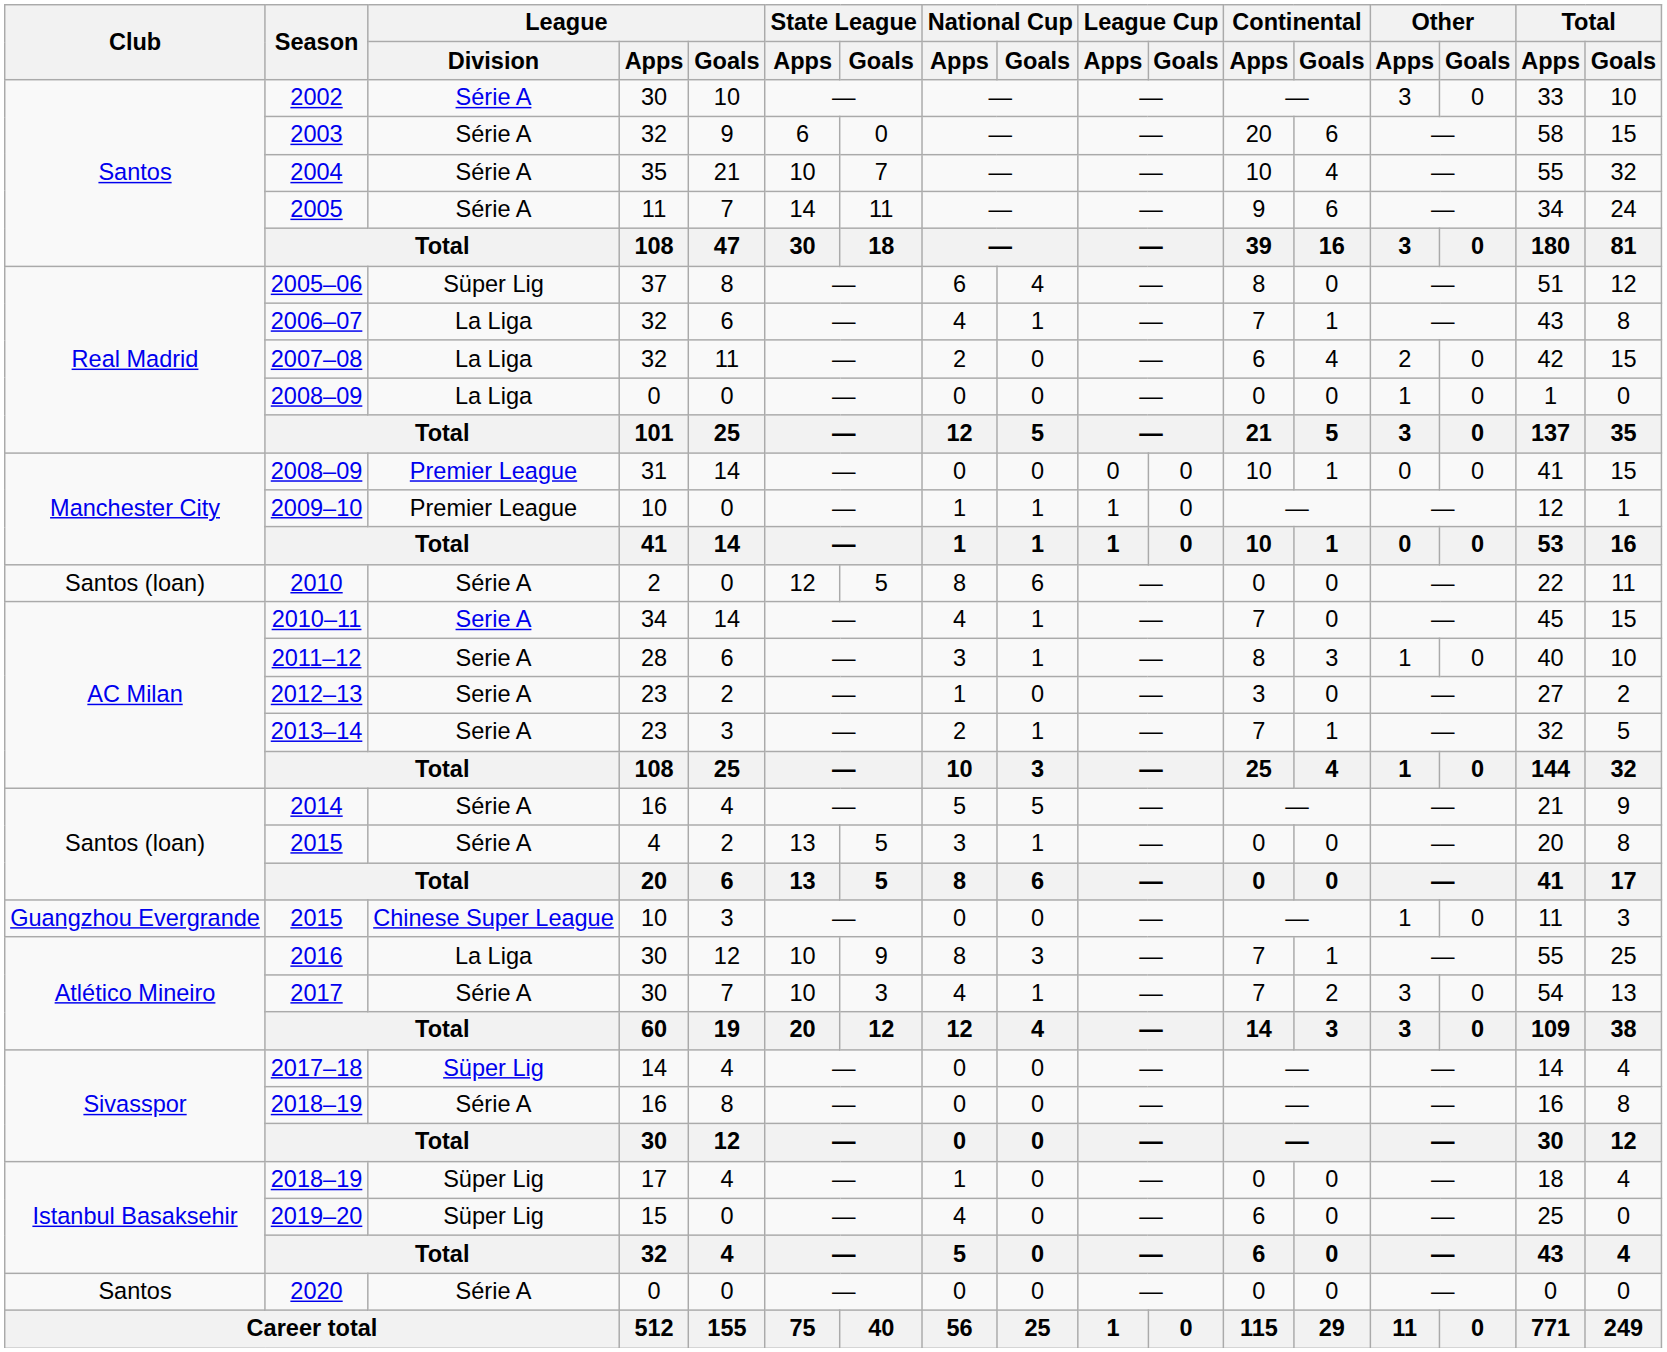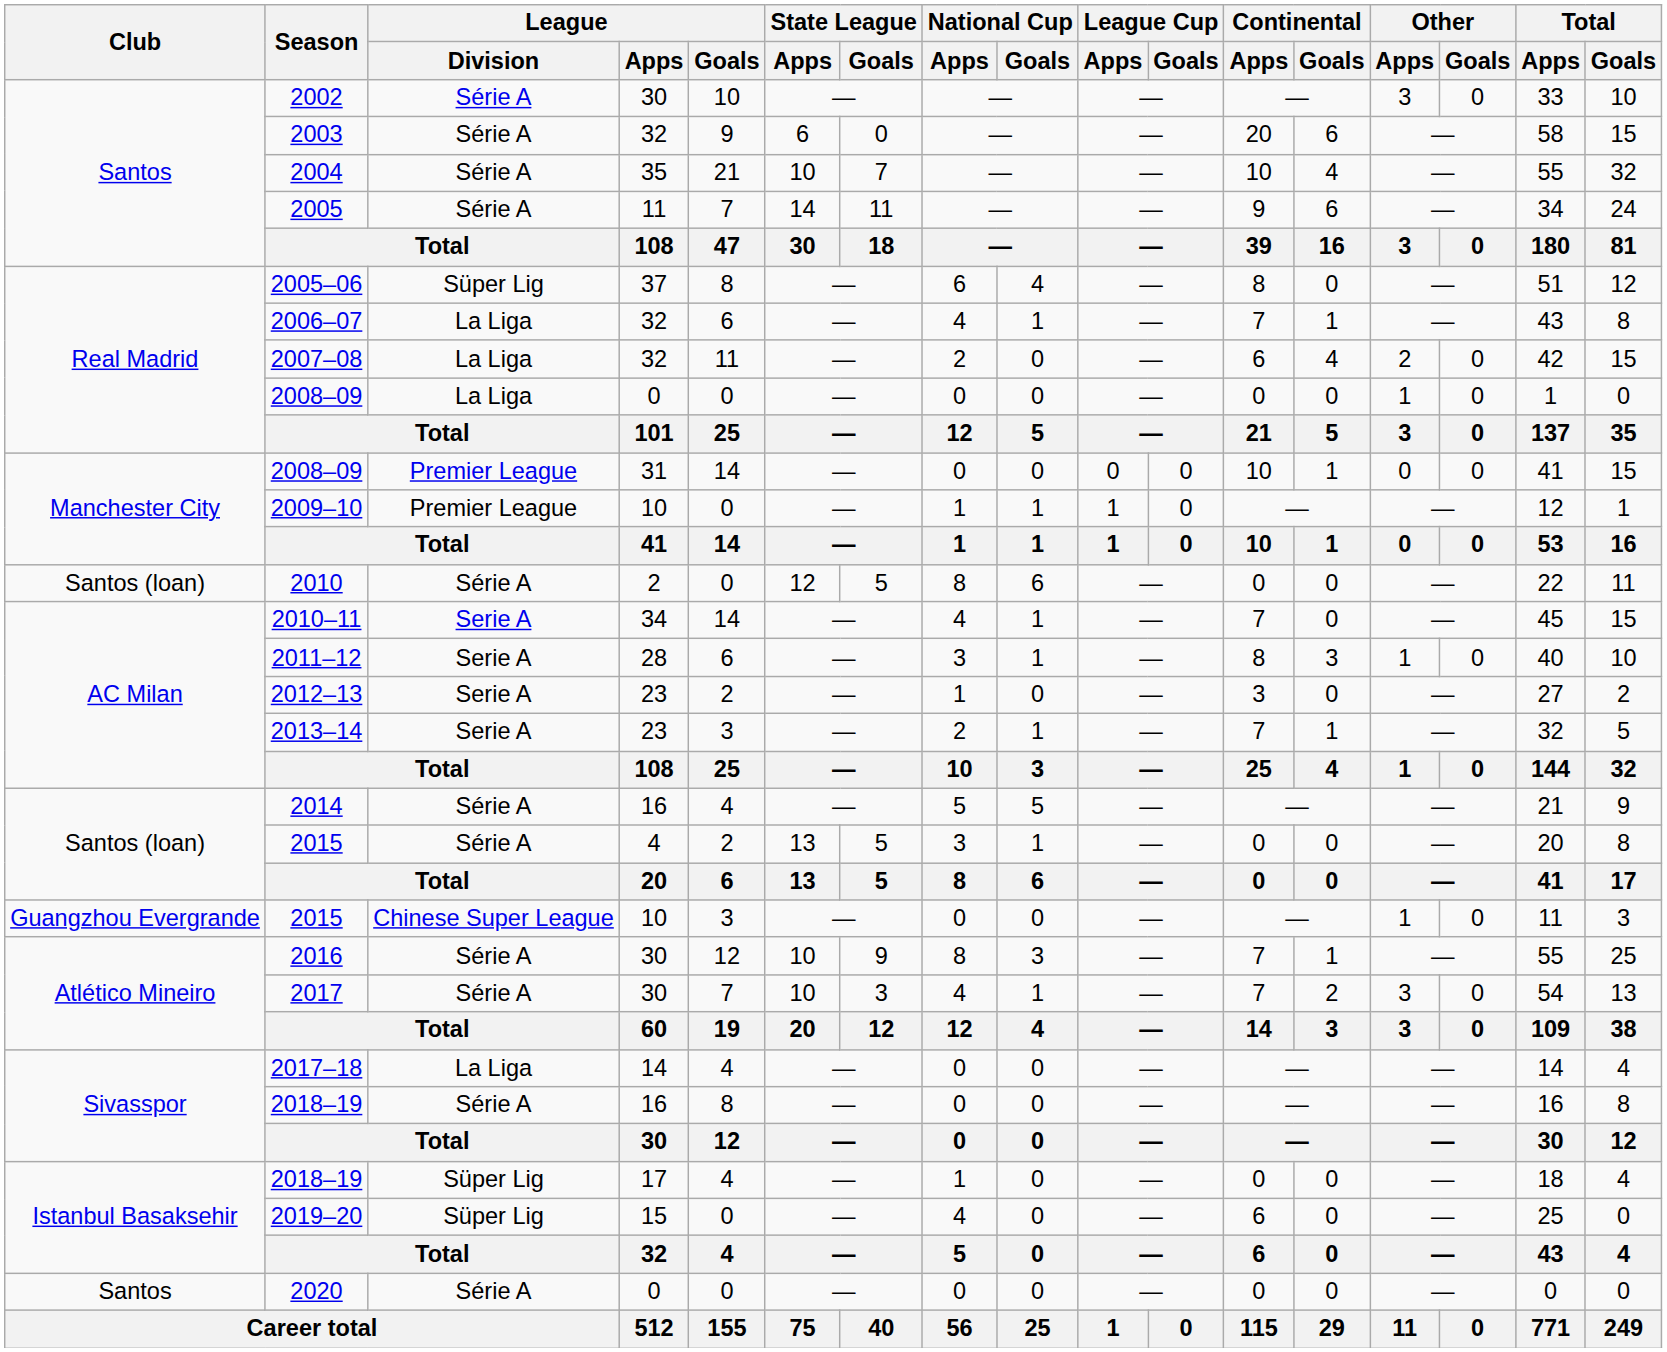(493, 955) La Liga -> (493, 955) Série A
(493, 1067) Süper Lig -> (493, 1067) La Liga
